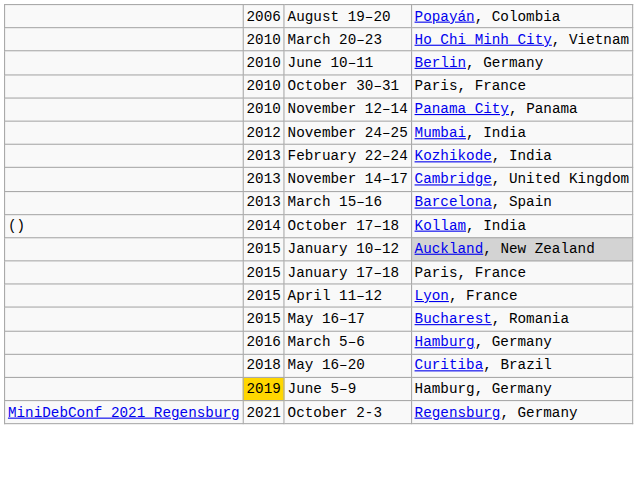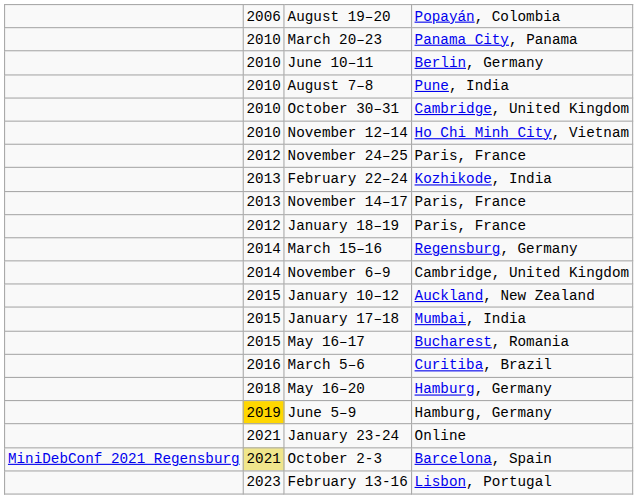(522, 40) Ho Chi Minh City, Vietnam -> (496, 40) Panama City, Panama
+ row: (331, 86)
(470, 86) Paris, France -> (522, 109) Cambridge, United Kingdom
(496, 109) Panama City, Panama -> (522, 133) Ho Chi Minh City, Vietnam
(470, 133) Mumbai, India -> (470, 156) Paris, France
(522, 179) Cambridge, United Kingdom -> (470, 203) Paris, France
+ row: (343, 226)
(264, 203) 2013 -> (264, 249) 2014
(483, 203) Barcelona, Spain -> (496, 249) Regensburg, Germany
- row: (343, 226)
+ row: (339, 273)
(505, 249) lightgrey background -> (505, 296) no background
(470, 273) Paris, France -> (470, 319) Mumbai, India
- row: (335, 296)
(483, 342) Hamburg, Germany -> (483, 366) Curitiba, Brazil
(483, 366) Curitiba, Brazil -> (483, 389) Hamburg, Germany
+ row: (343, 436)
(264, 412) no background -> (264, 459) khaki background
(496, 412) Regensburg, Germany -> (483, 459) Barcelona, Spain
+ row: (348, 482)
